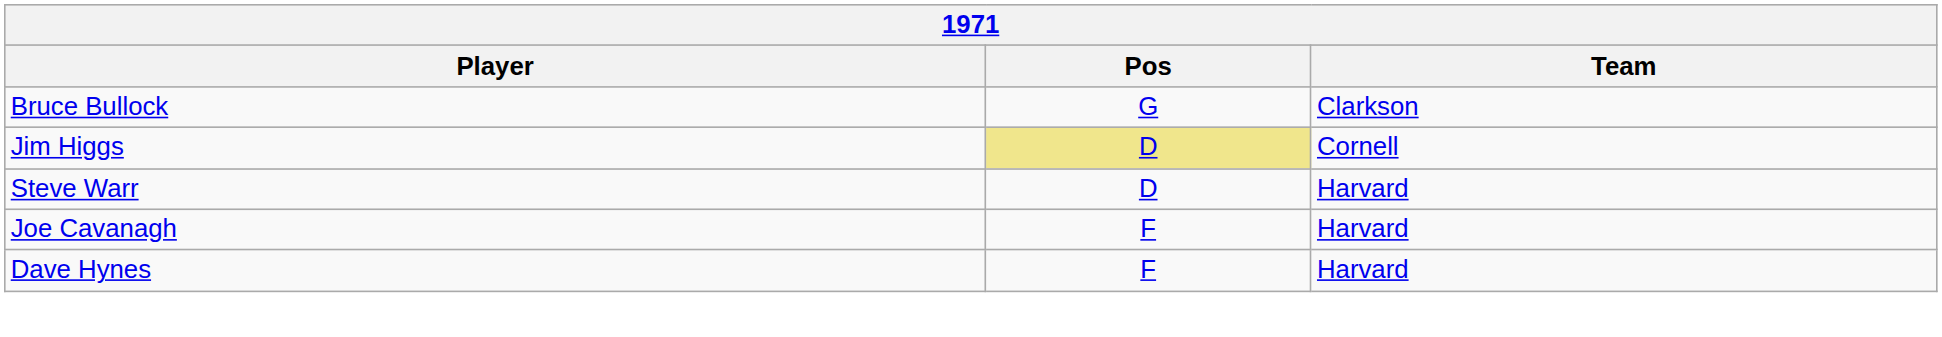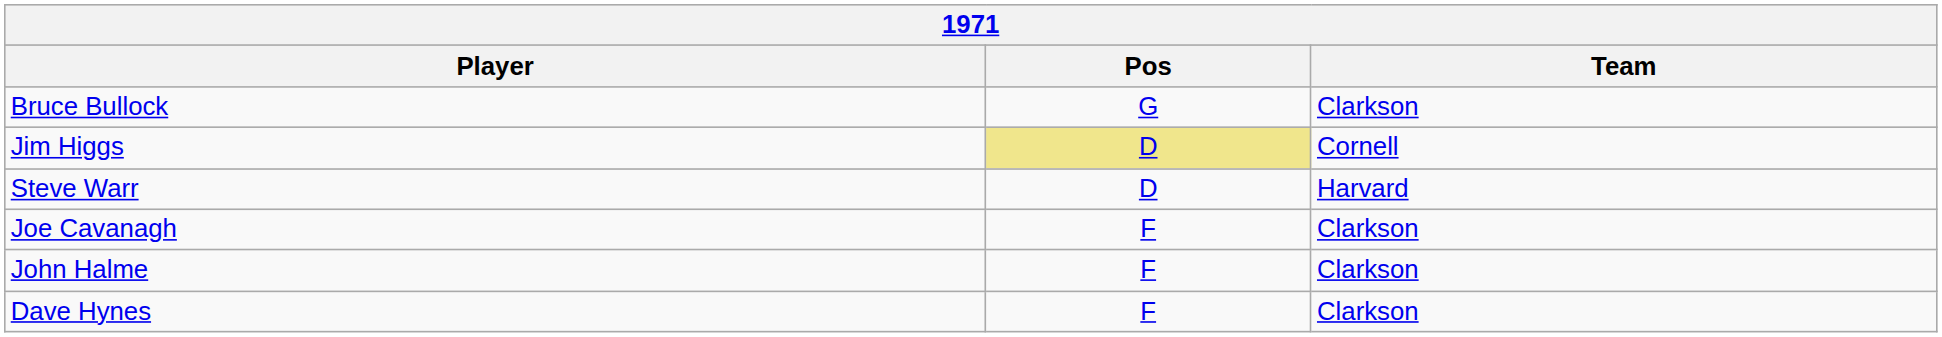(1363, 229) Harvard -> (1368, 229) Clarkson
+ row: (79, 270)
(1363, 270) Harvard -> (1368, 310) Clarkson
